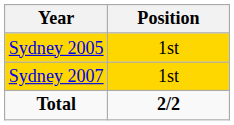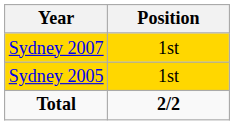rows swapped: (56, 47) <-> (56, 76)
